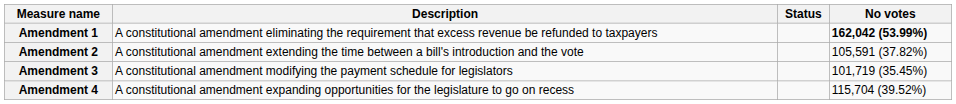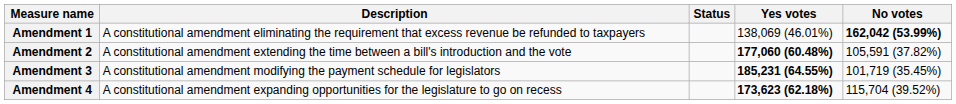+ column: (789, 14)
